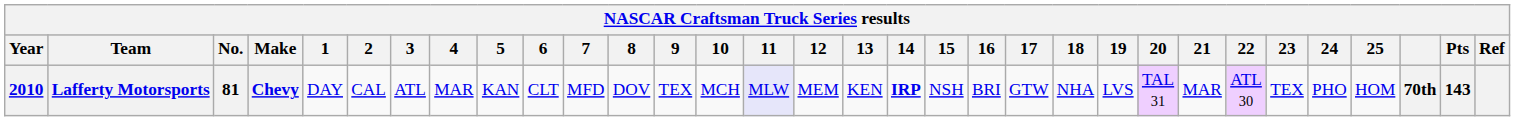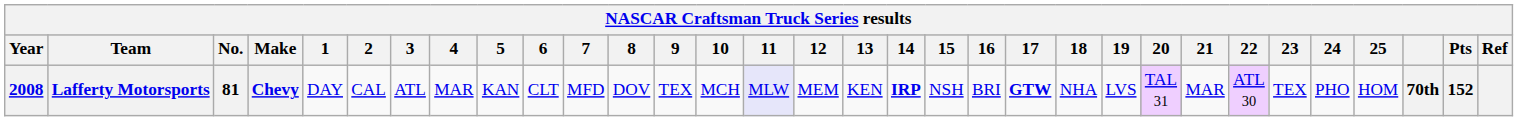(26, 90) 2010 -> (26, 90) 2008
(1029, 90) normal -> (1030, 90) bold
(1458, 90) 143 -> (1461, 90) 152
